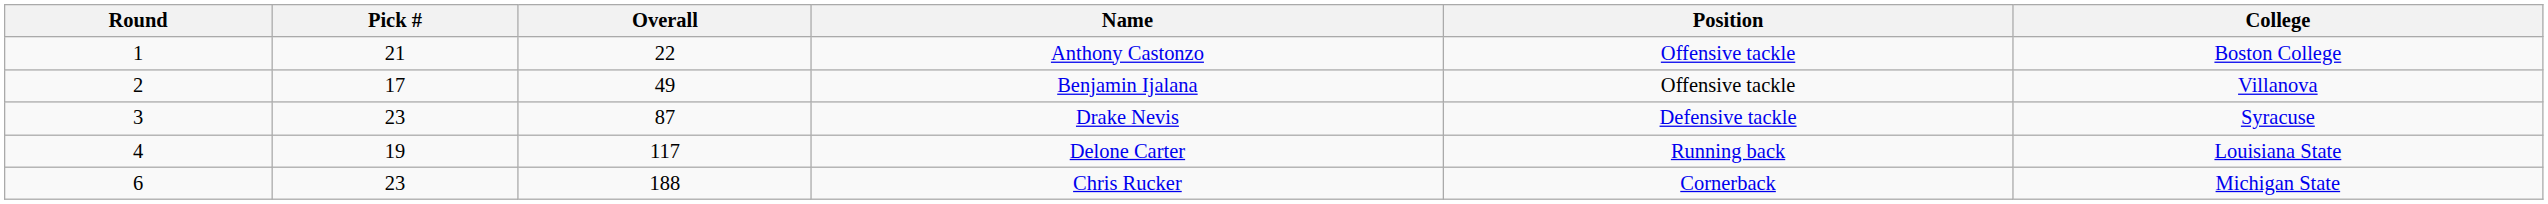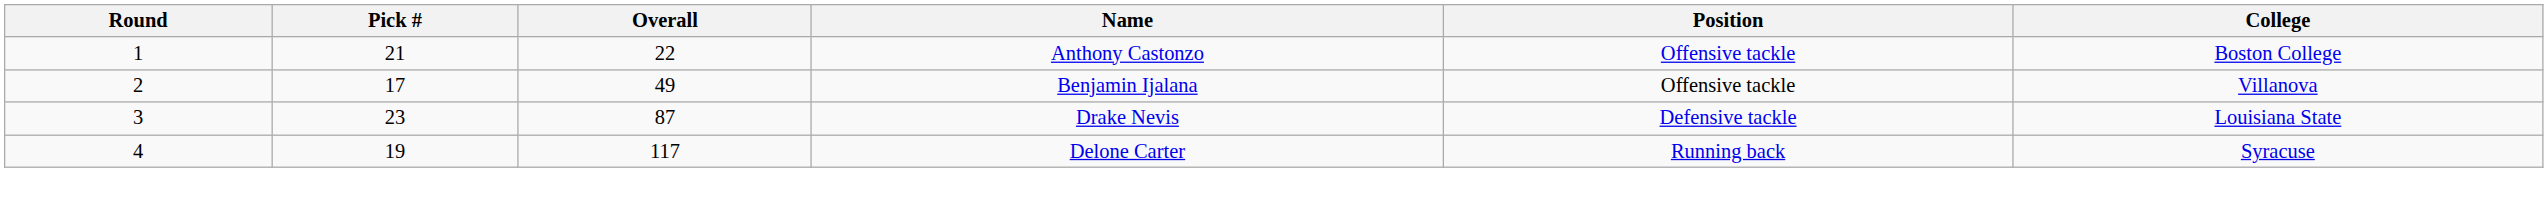(2278, 118) Syracuse -> (2278, 118) Louisiana State
(2278, 150) Louisiana State -> (2278, 150) Syracuse
- row: (1127, 183)
